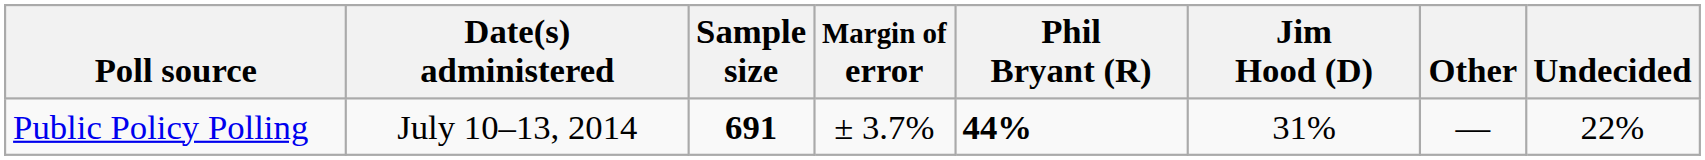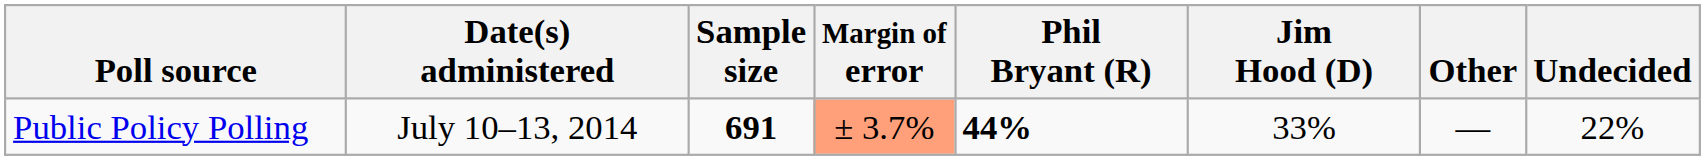(884, 126) no background -> (884, 126) lightsalmon background
(1304, 126) 31% -> (1304, 126) 33%
